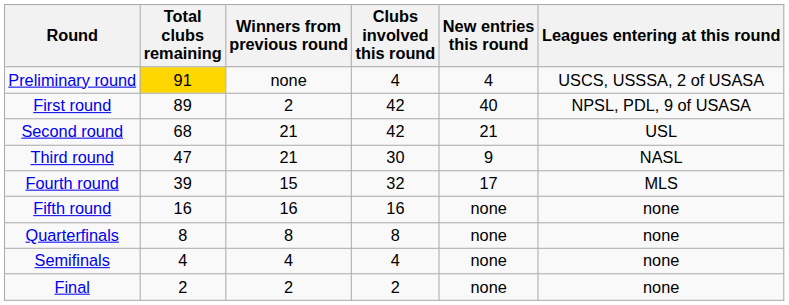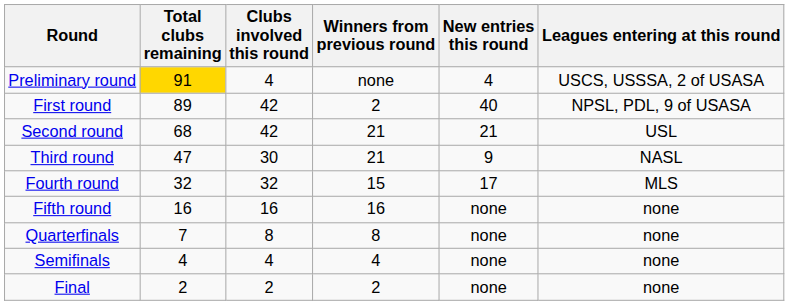columns swapped: (395, 35) <-> (289, 35)
(183, 183) 39 -> (183, 183) 32
(183, 235) 8 -> (183, 235) 7
